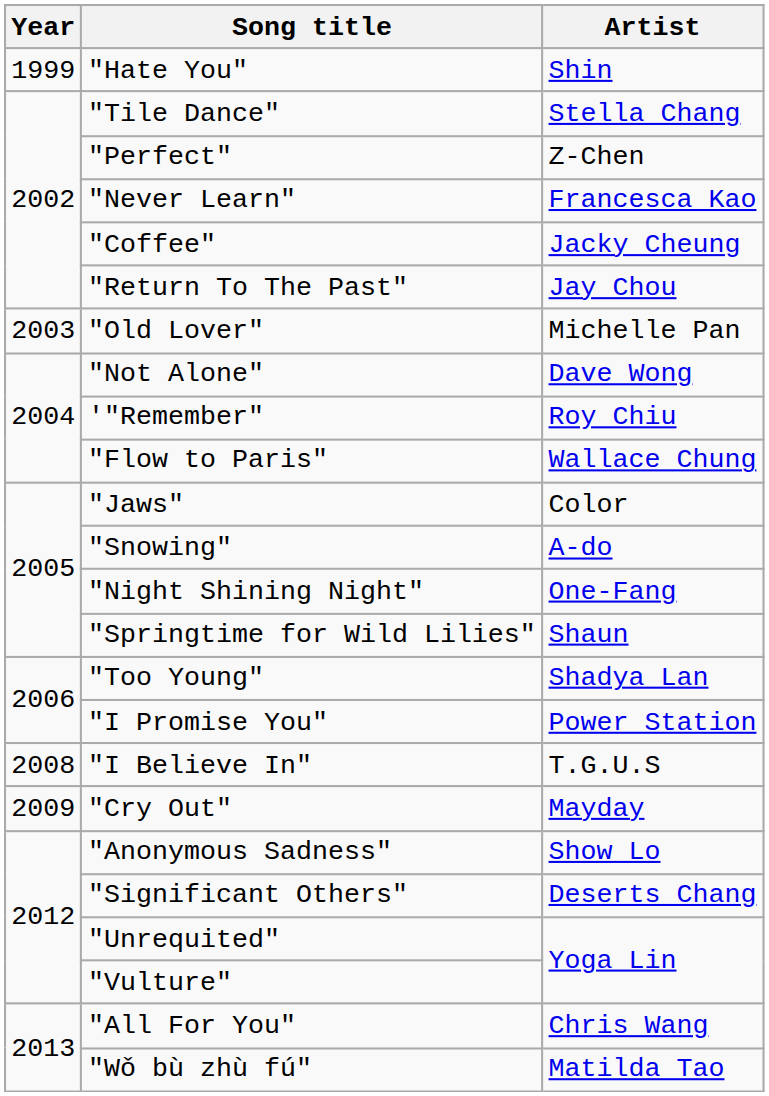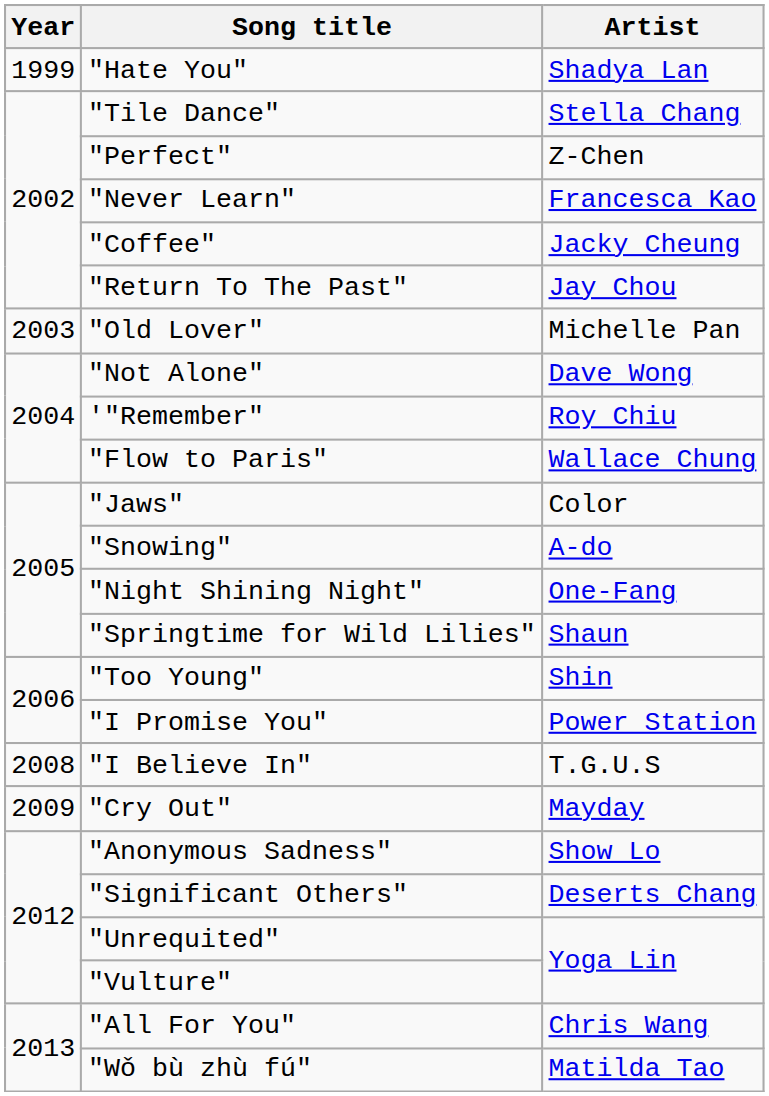(581, 70) Shin -> (628, 70) Shadya Lan
(628, 678) Shadya Lan -> (581, 678) Shin
